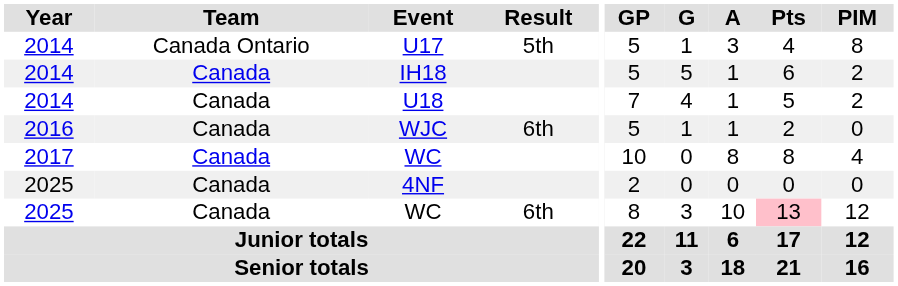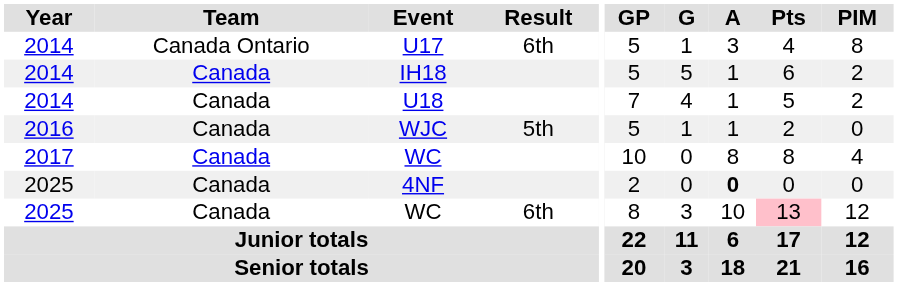(538, 45) 5th -> (538, 45) 6th
(538, 128) 6th -> (538, 128) 5th
(733, 184) normal -> (733, 184) bold
